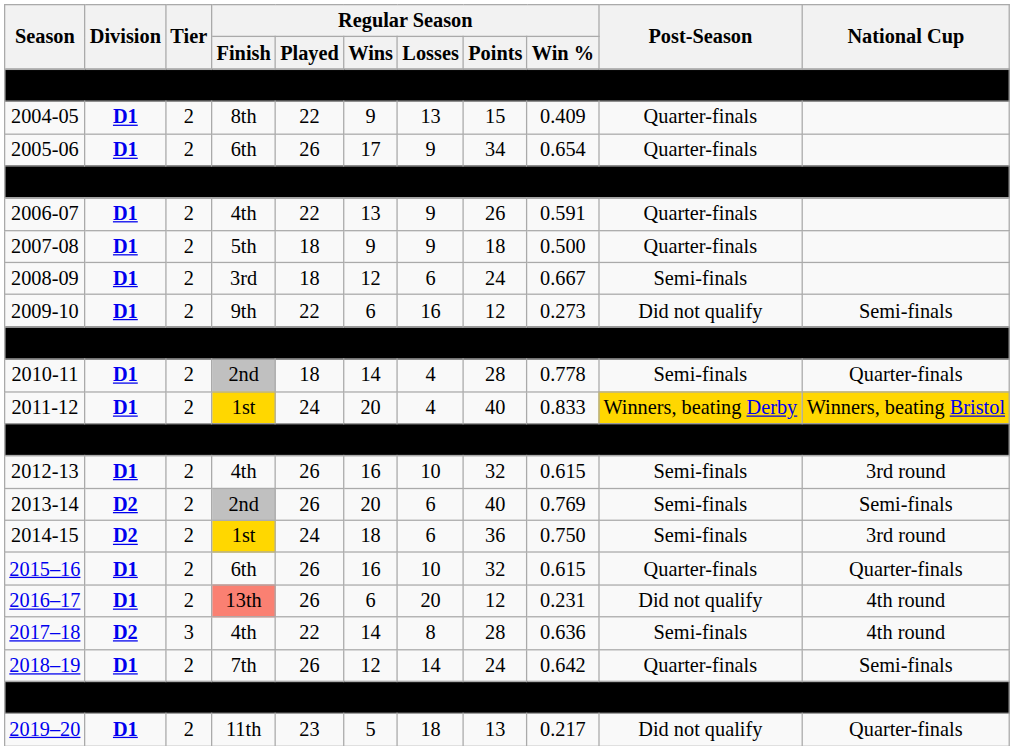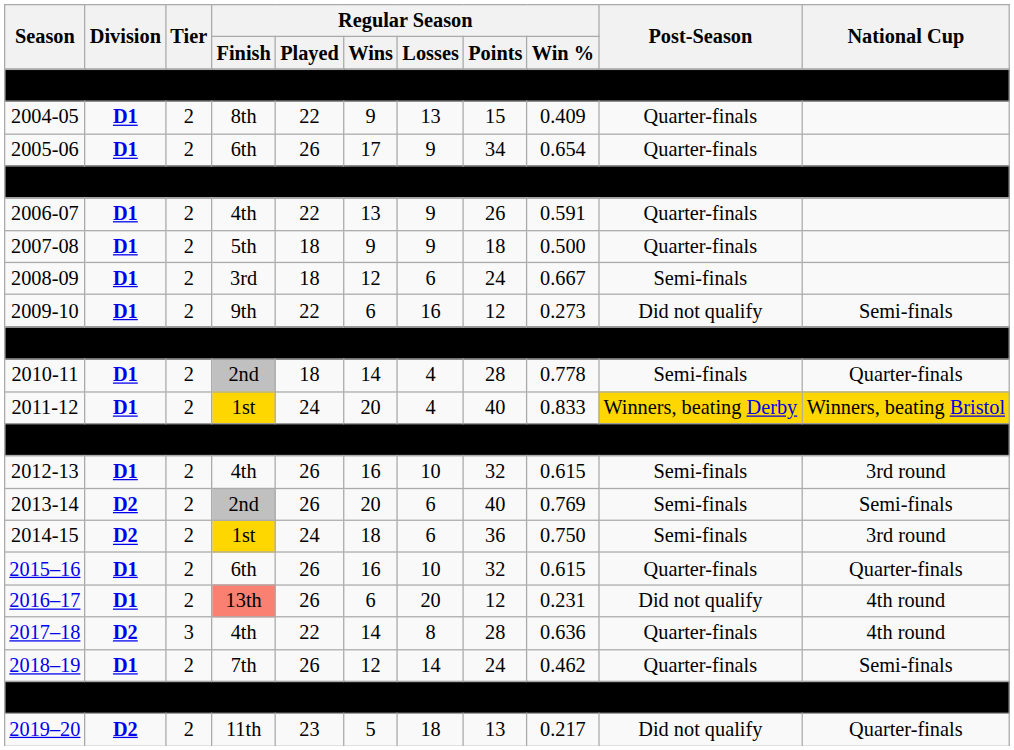(700, 632) Semi-finals -> (700, 632) Quarter-finals
(563, 665) 0.642 -> (563, 665) 0.462
(125, 729) D1 -> (125, 729) D2
